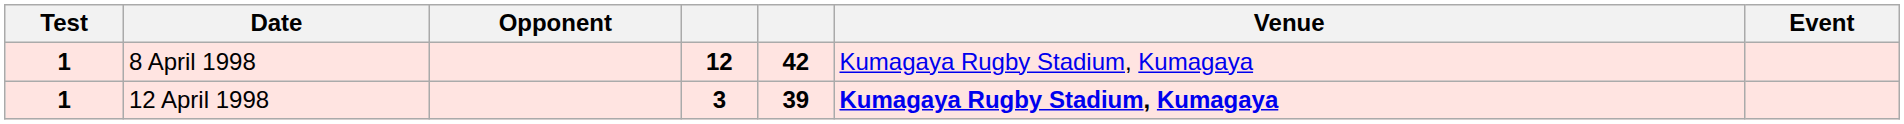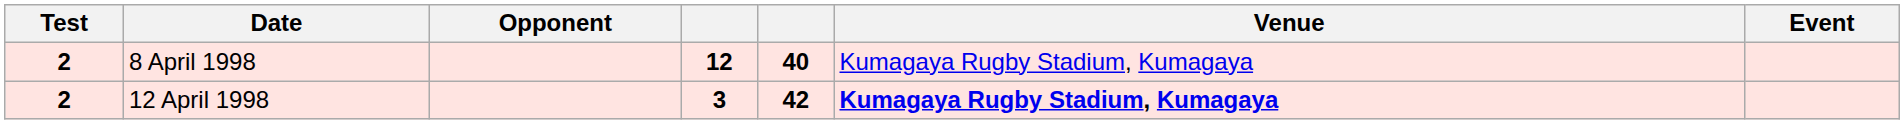(64, 61) 1 -> (64, 61) 2
(796, 61) 42 -> (796, 61) 40
(64, 99) 1 -> (64, 99) 2
(796, 99) 39 -> (796, 99) 42
